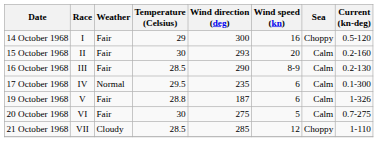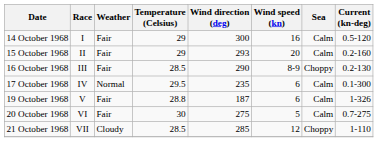(319, 38) Choppy -> (323, 38) Calm
(181, 53) 30 -> (181, 53) 29
(323, 68) Calm -> (319, 68) Choppy
